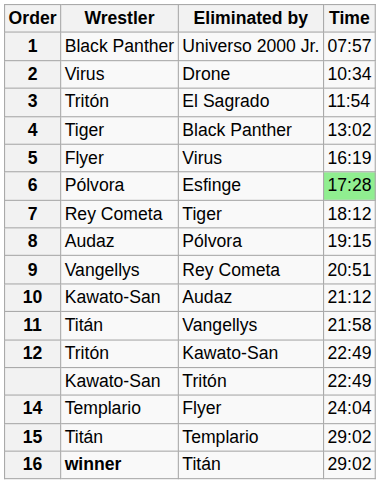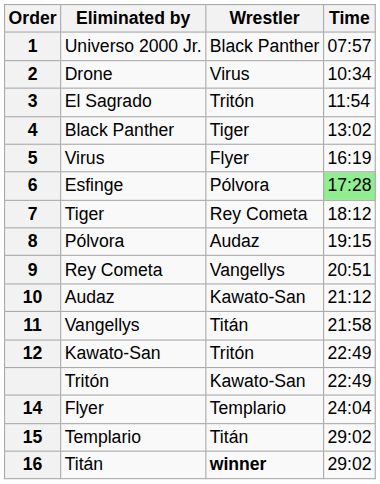columns swapped: (119, 18) <-> (251, 18)
